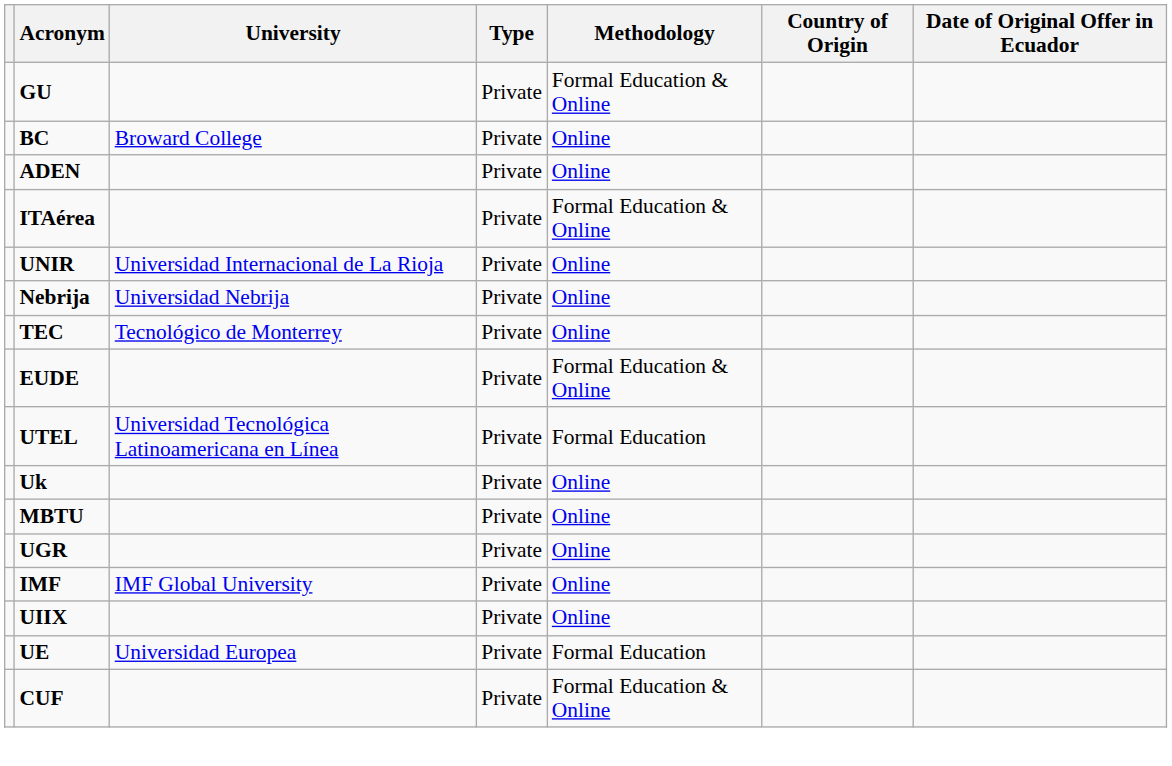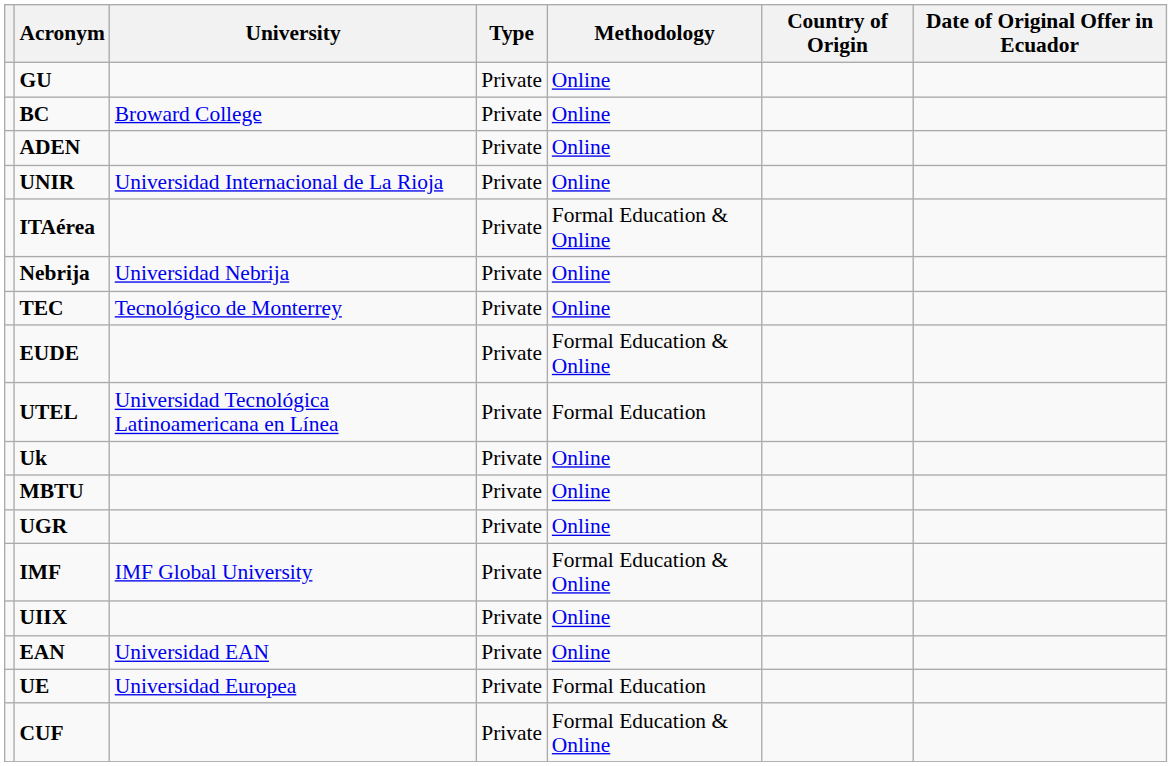(640, 91) Formal Education & Online -> (581, 79) Online
rows swapped: (57, 217) <-> (47, 263)
(581, 584) Online -> (640, 572) Formal Education & Online
+ row: (42, 652)
